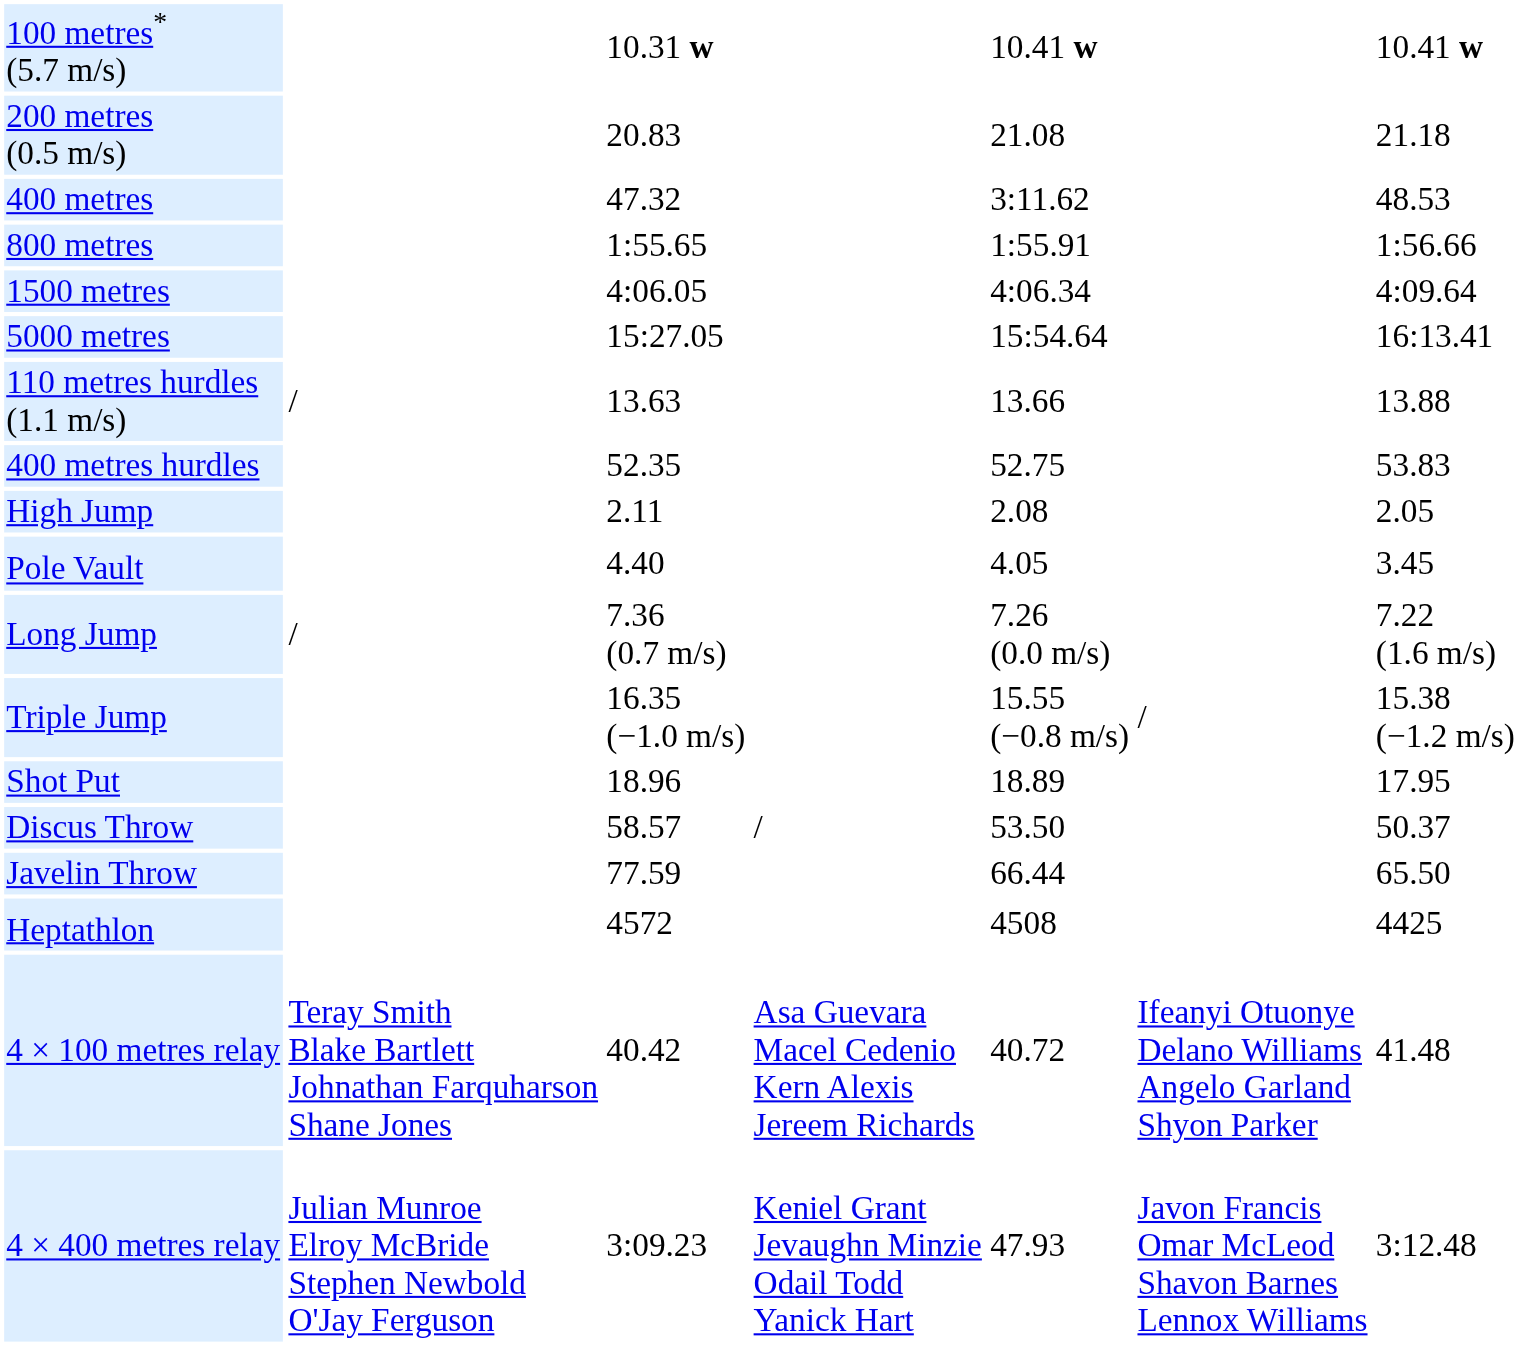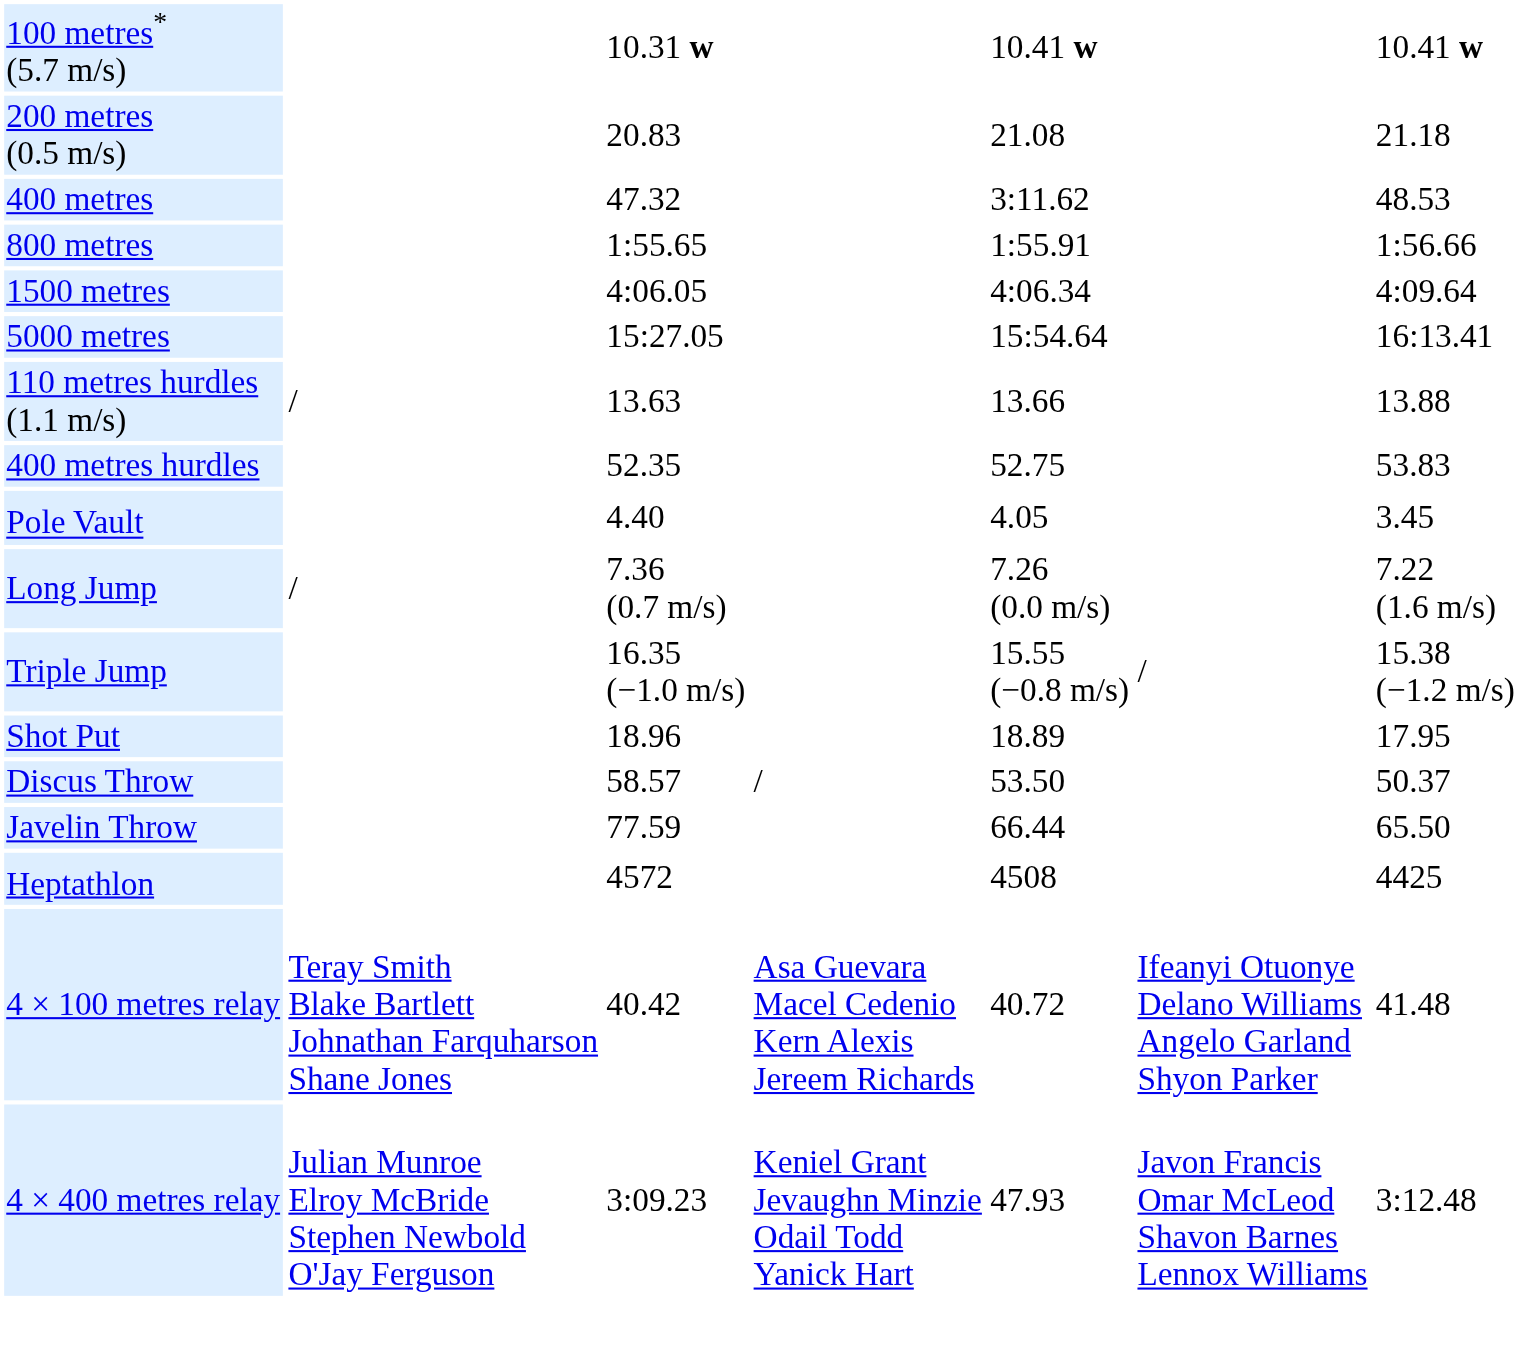- row: (80, 511)
